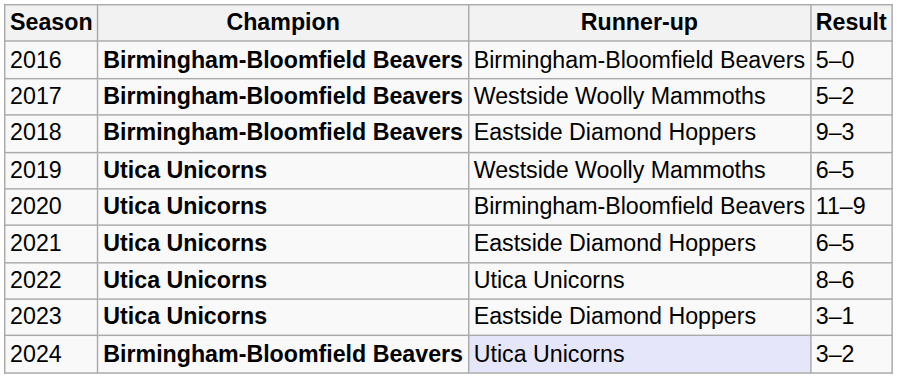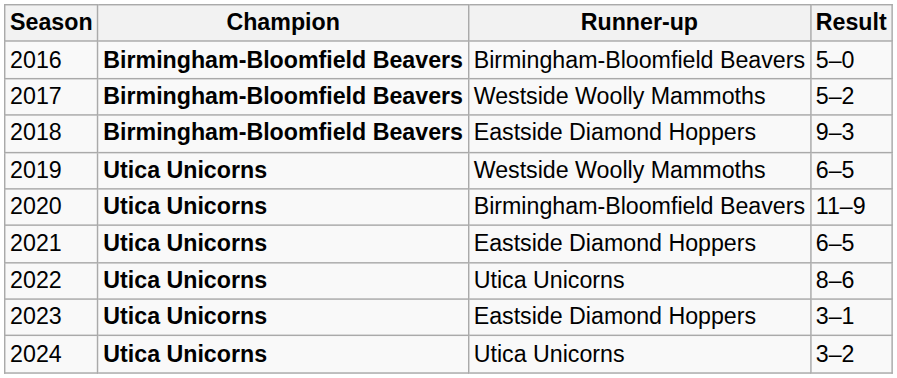(283, 354) Birmingham-Bloomfield Beavers -> (185, 354) Utica Unicorns
(549, 354) lavender background -> (549, 354) no background
